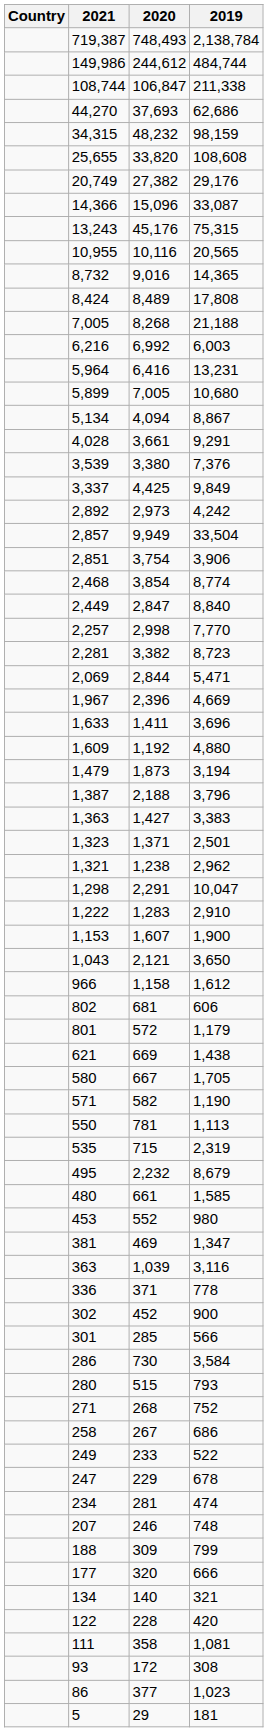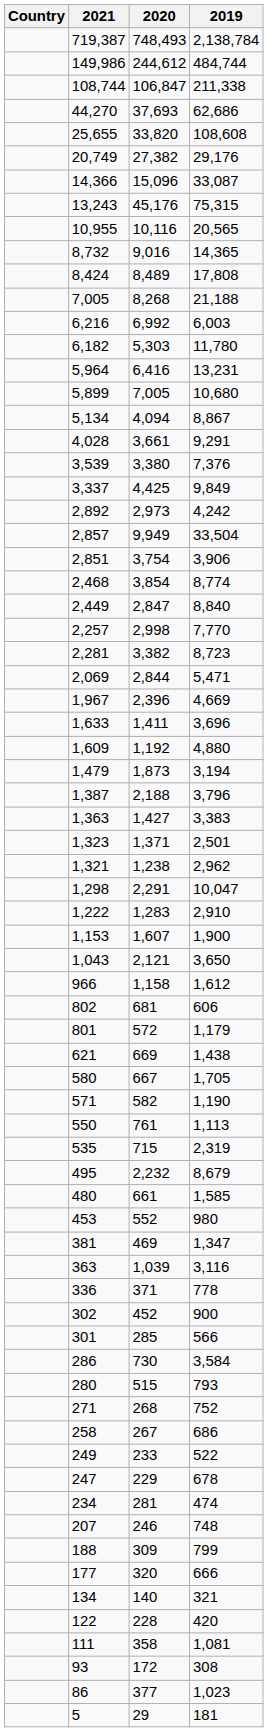- row: (95, 134)
+ row: (90, 346)
(145, 1125) 781 -> (145, 1125) 761
